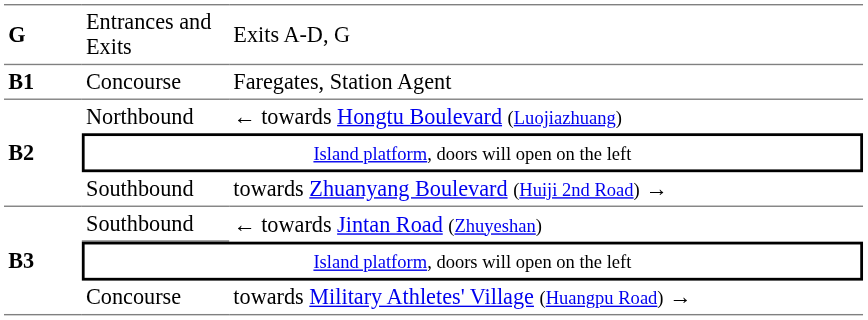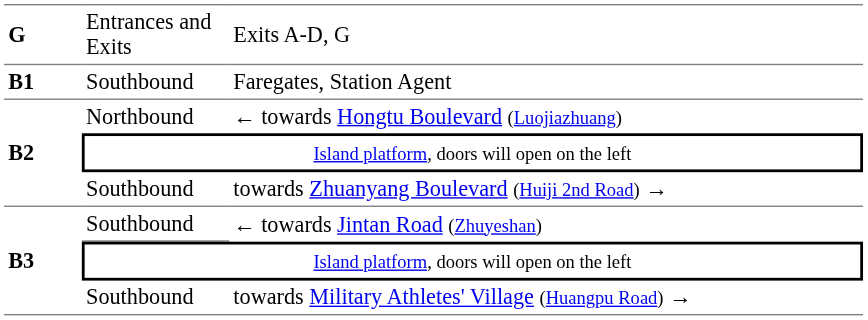(134, 81) Concourse -> (140, 81) Southbound
(134, 297) Concourse -> (140, 297) Southbound
